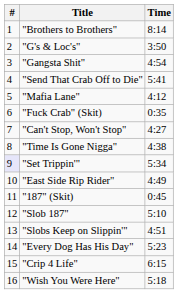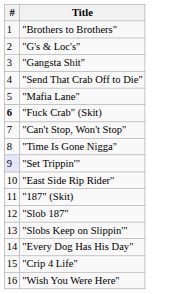- column: (159, 12)
(9, 113) normal -> (9, 113) bold
